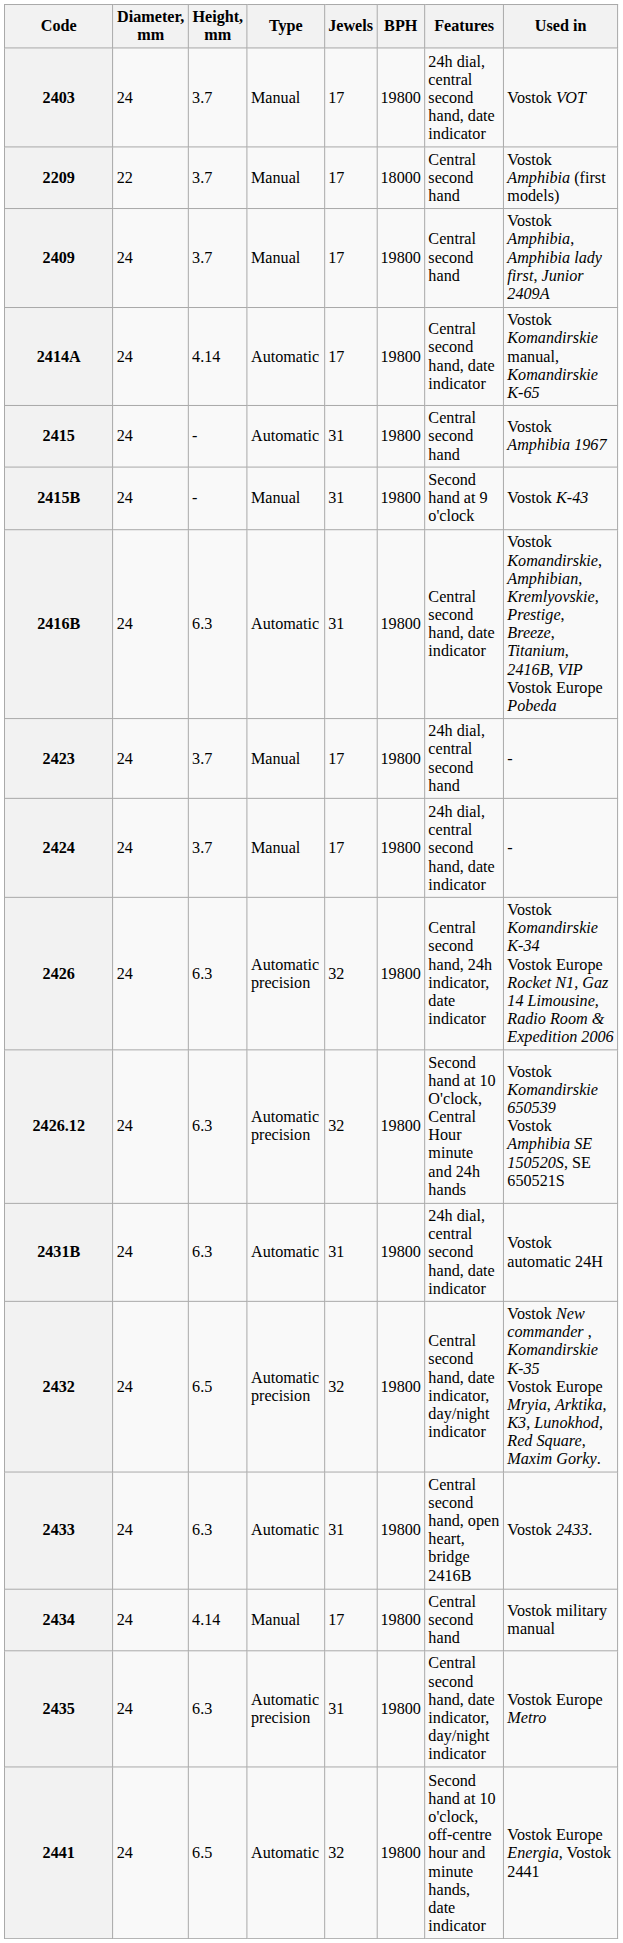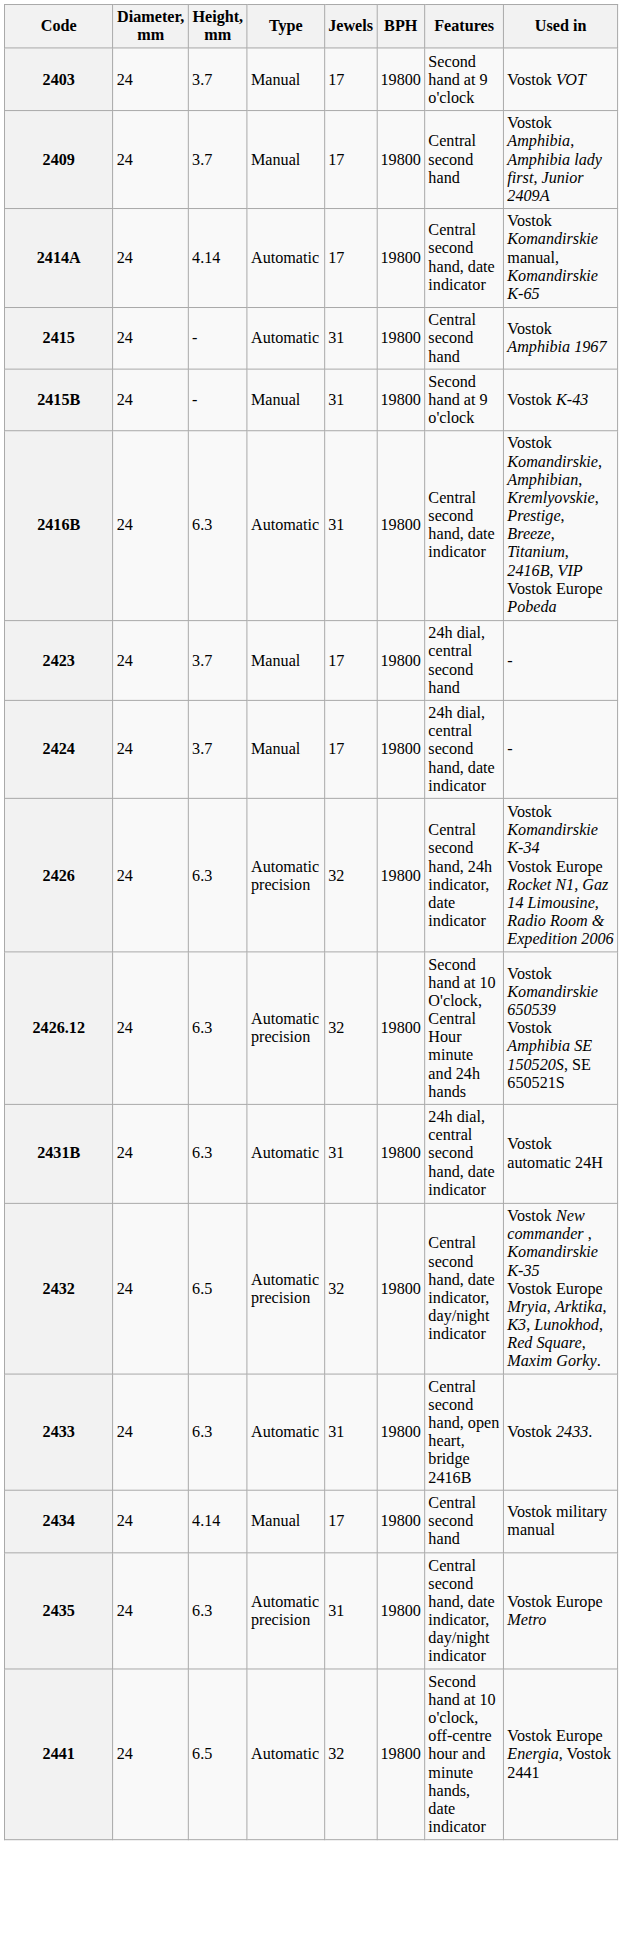(462, 97) 24h dial, central second hand, date indicator -> (458, 79) Second hand at 9 o'clock
- row: (59, 177)
